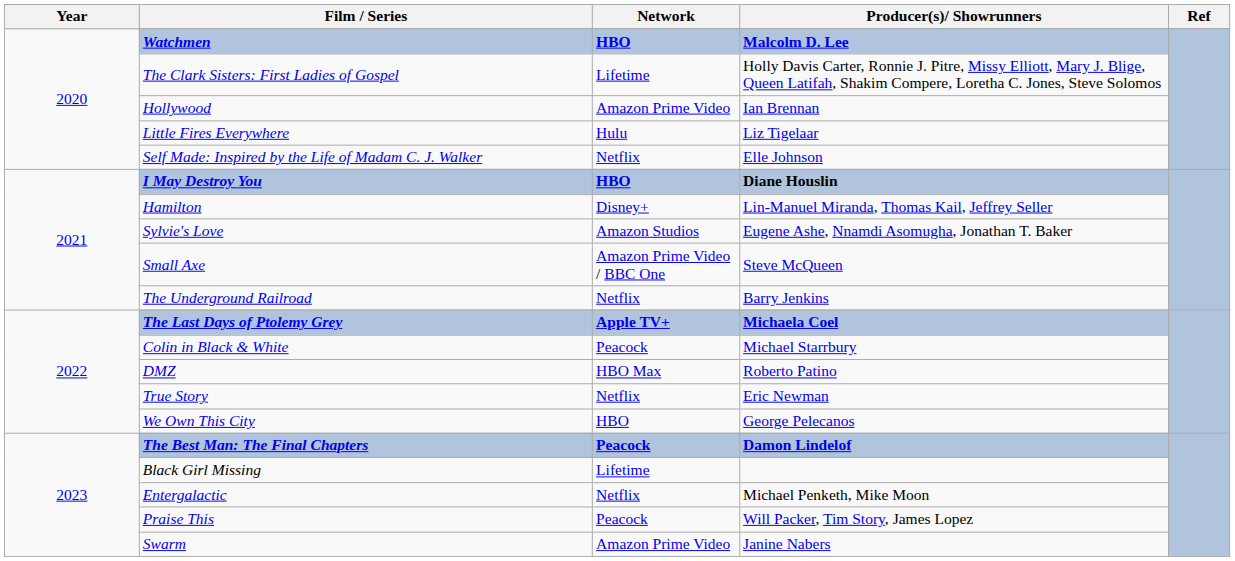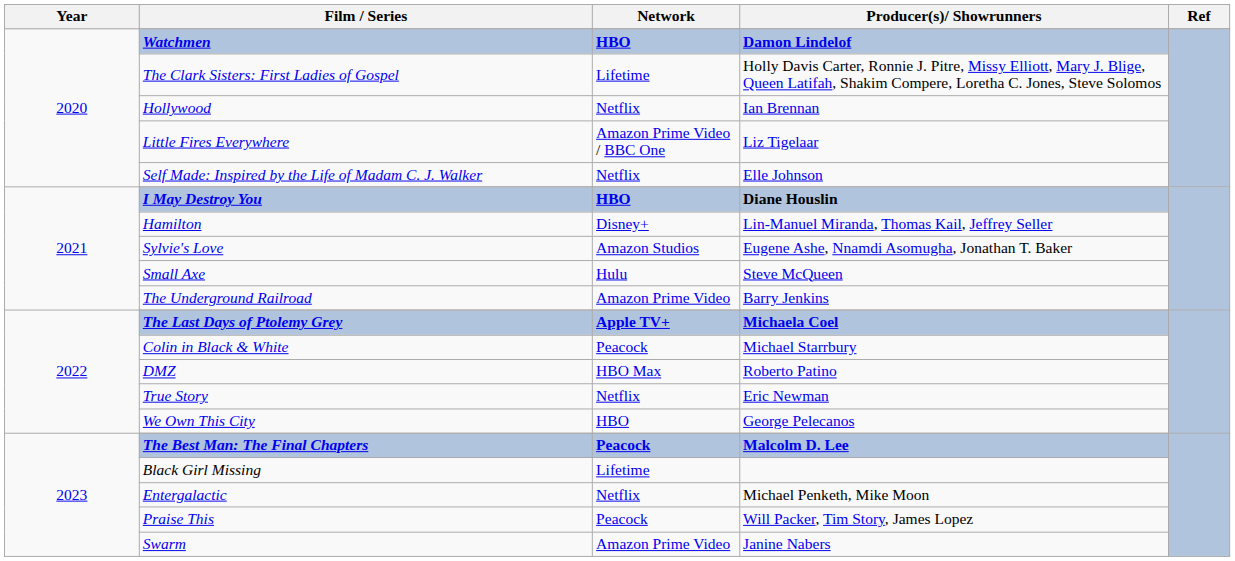(796, 41) Malcolm D. Lee -> (797, 41) Damon Lindelof
(663, 108) Amazon Prime Video -> (618, 108) Netflix
(612, 132) Hulu -> (663, 141) Amazon Prime Video / BBC One
(663, 264) Amazon Prime Video / BBC One -> (612, 273) Hulu
(618, 297) Netflix -> (663, 297) Amazon Prime Video
(797, 445) Damon Lindelof -> (796, 445) Malcolm D. Lee
